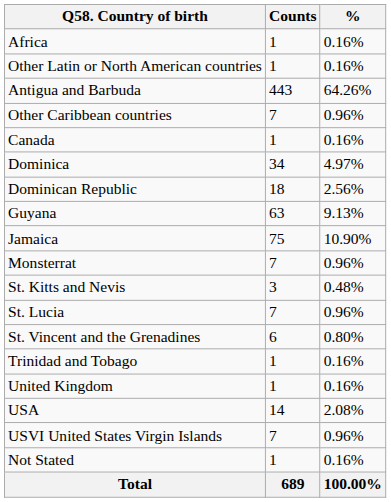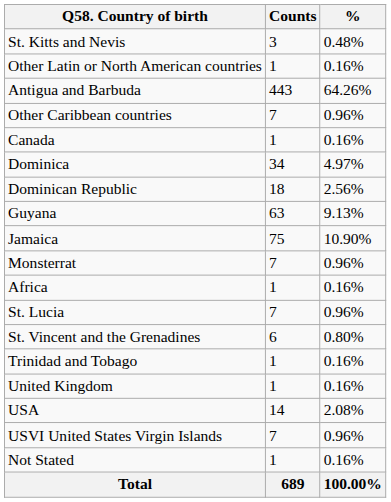rows swapped: (28, 41) <-> (67, 287)
